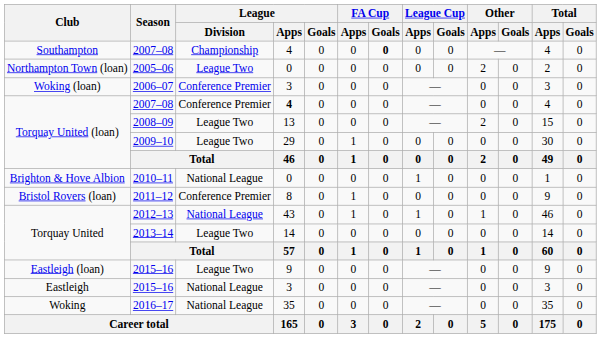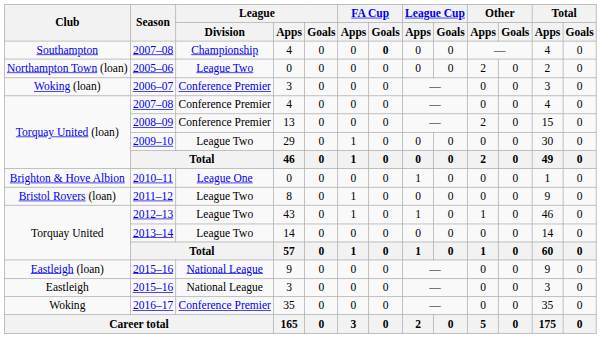(289, 104) bold -> (289, 104) normal
(225, 123) League Two -> (225, 123) Conference Premier
(225, 178) National League -> (225, 178) League One
(225, 196) Conference Premier -> (225, 196) League Two
(225, 214) National League -> (225, 214) League Two
(225, 269) League Two -> (225, 269) National League
(225, 305) National League -> (225, 305) Conference Premier
